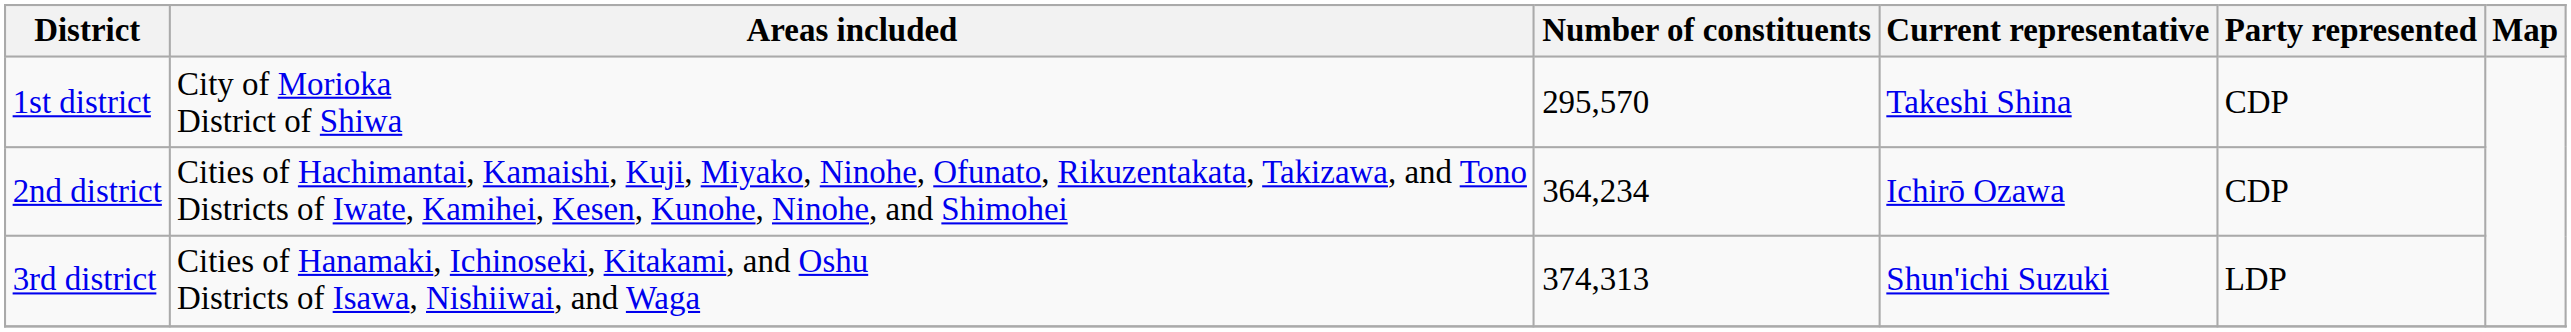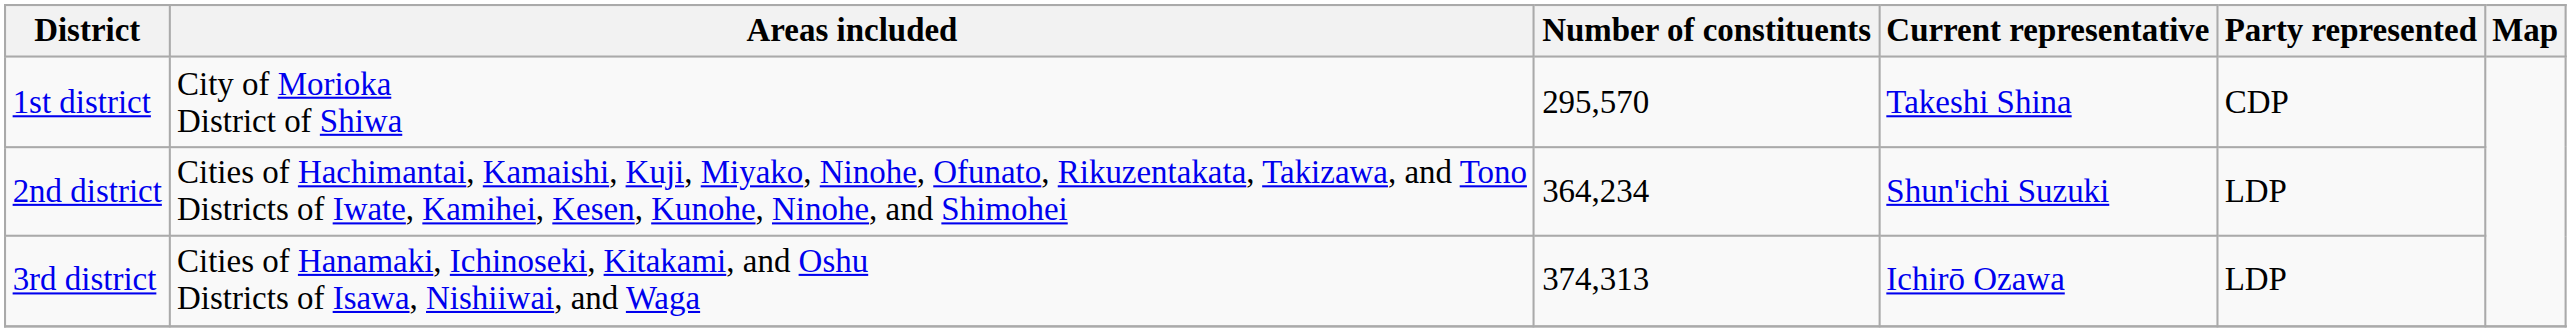(1976, 190) Ichirō Ozawa -> (1998, 190) Shun'ichi Suzuki
(2257, 190) CDP -> (2256, 190) LDP
(1998, 280) Shun'ichi Suzuki -> (1976, 280) Ichirō Ozawa
